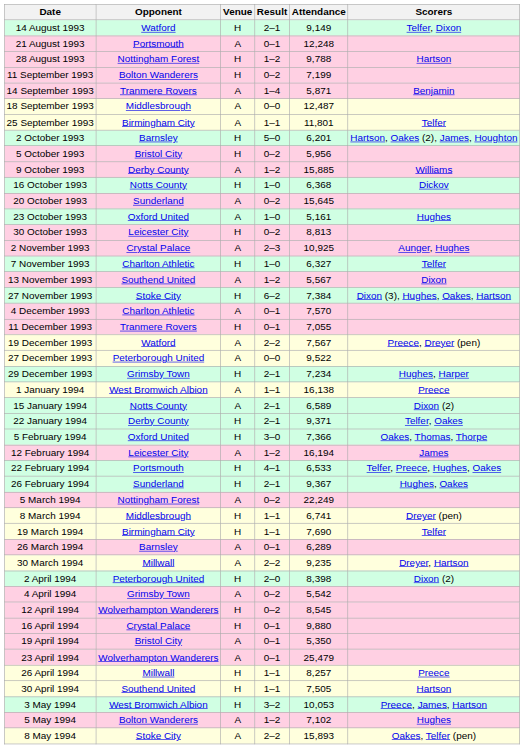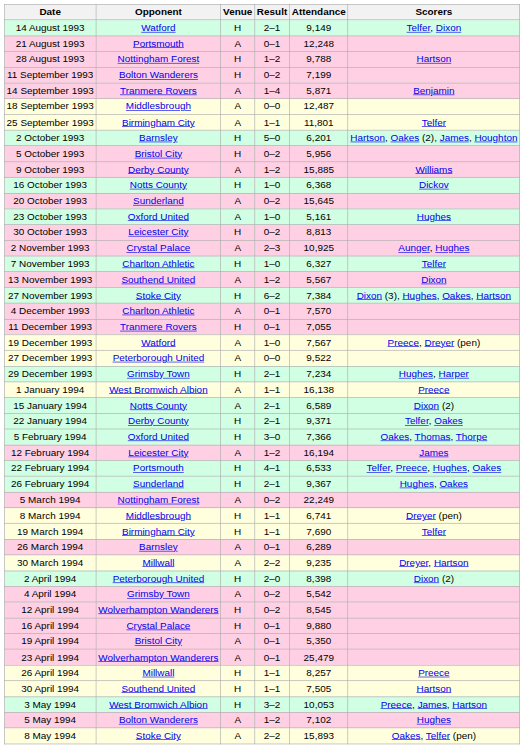(272, 342) 2–2 -> (272, 342) 1–0
